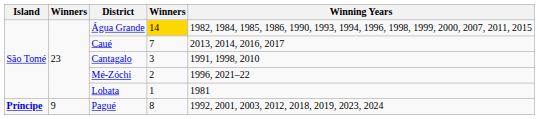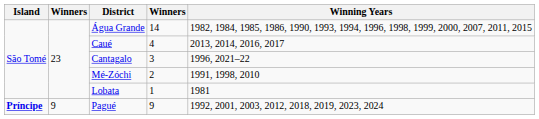(154, 28) gold background -> (154, 28) no background
(152, 43) 7 -> (152, 43) 4
(225, 59) 1991, 1998, 2010 -> (220, 59) 1996, 2021–22
(220, 75) 1996, 2021–22 -> (225, 75) 1991, 1998, 2010
(152, 106) 8 -> (152, 106) 9
